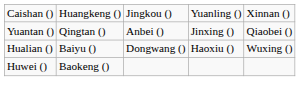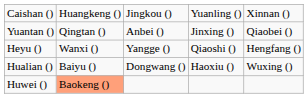+ row: (24, 48)
(84, 66) no background -> (84, 84) lightsalmon background
